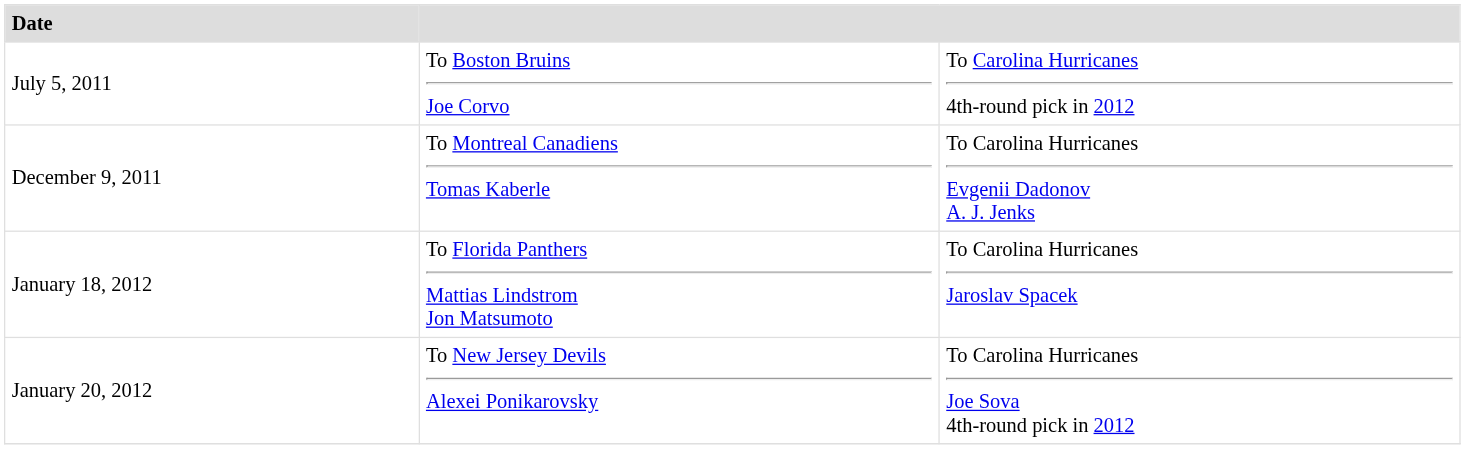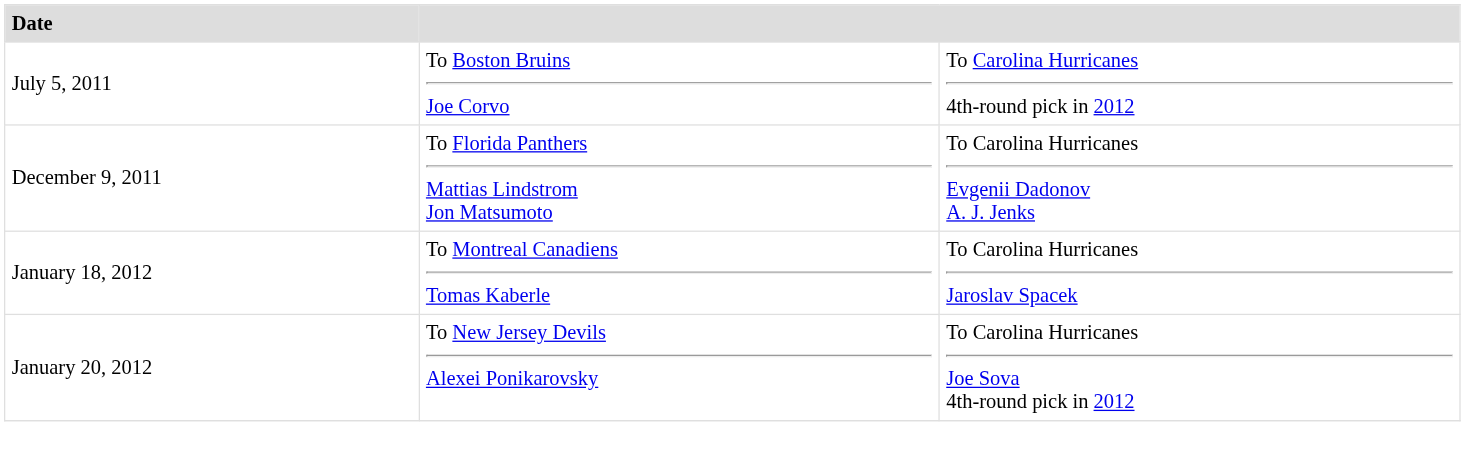(679, 166) To Montreal Canadiens Tomas Kaberle -> (679, 177) To Florida Panthers Mattias Lindstrom Jon Matsumoto
(679, 284) To Florida Panthers Mattias Lindstrom Jon Matsumoto -> (679, 272) To Montreal Canadiens Tomas Kaberle
